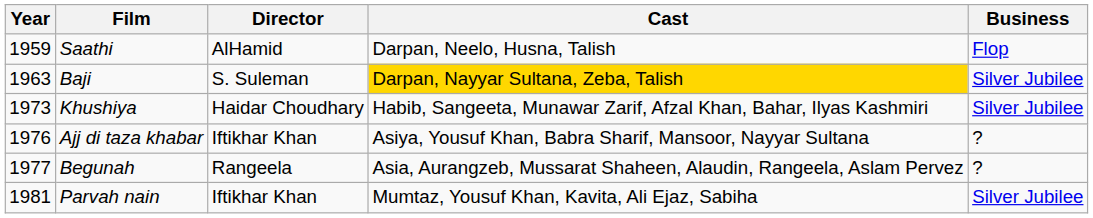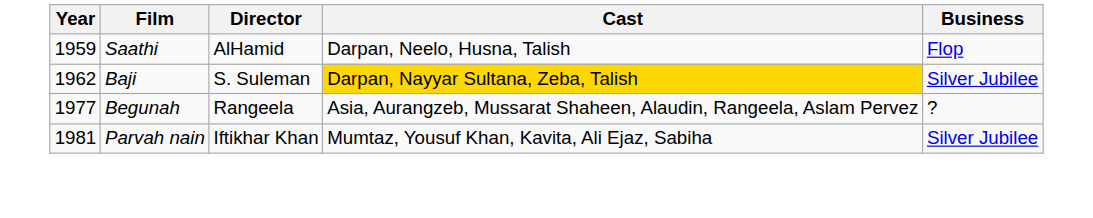(30, 78) 1963 -> (75, 78) 1962
- row: (98, 108)
- row: (131, 138)
